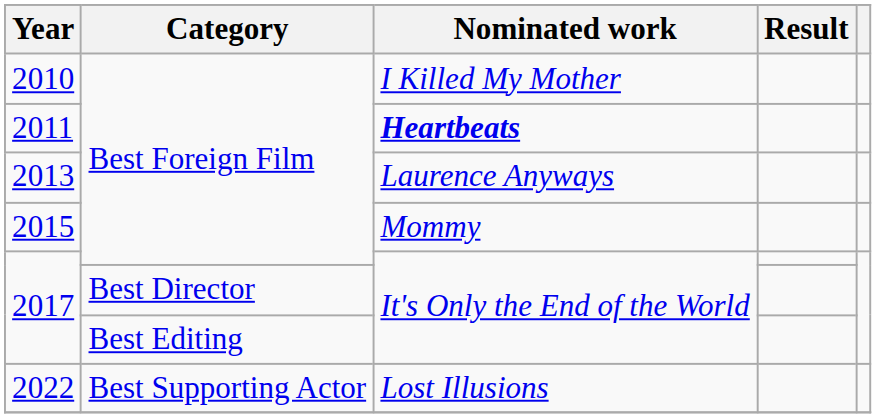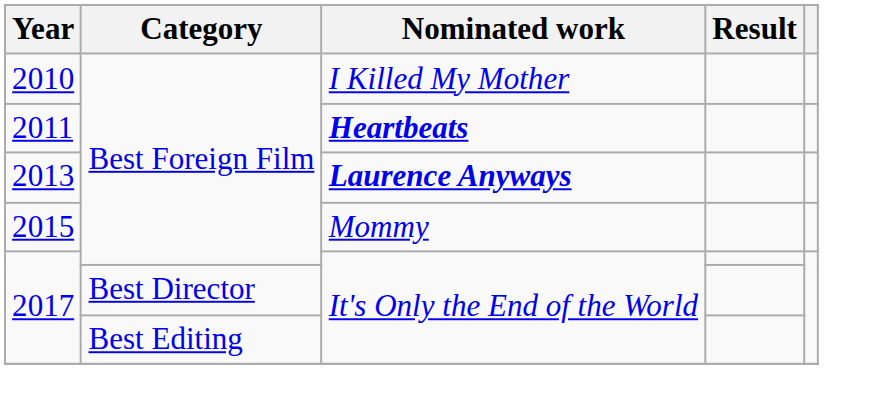(497, 176) normal -> (450, 176) bold
- row: (43, 388)
